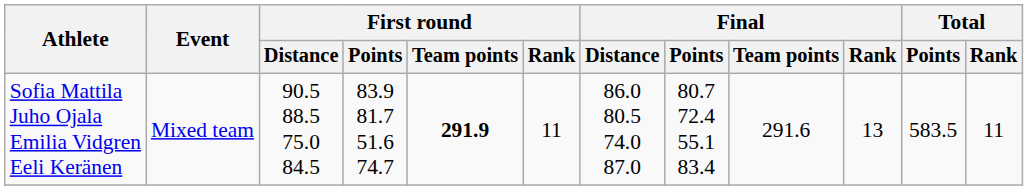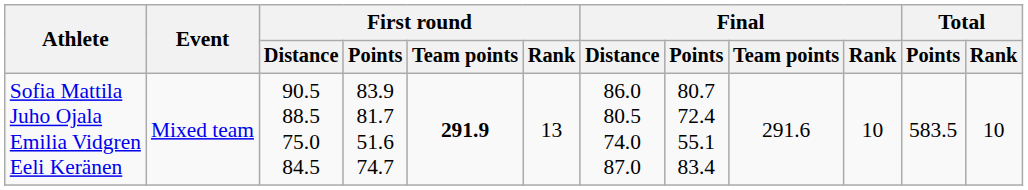(551, 129) 11 -> (551, 129) 13
(873, 129) 13 -> (873, 129) 10
(994, 129) 11 -> (994, 129) 10
